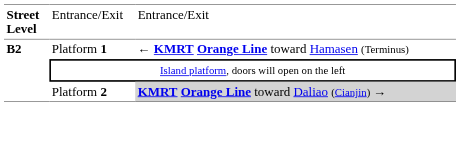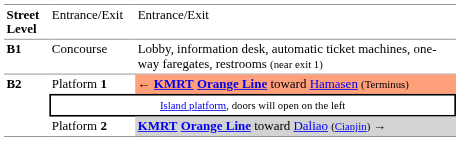+ row: (80, 49)
(273, 49) no background -> (273, 84) lightsalmon background
